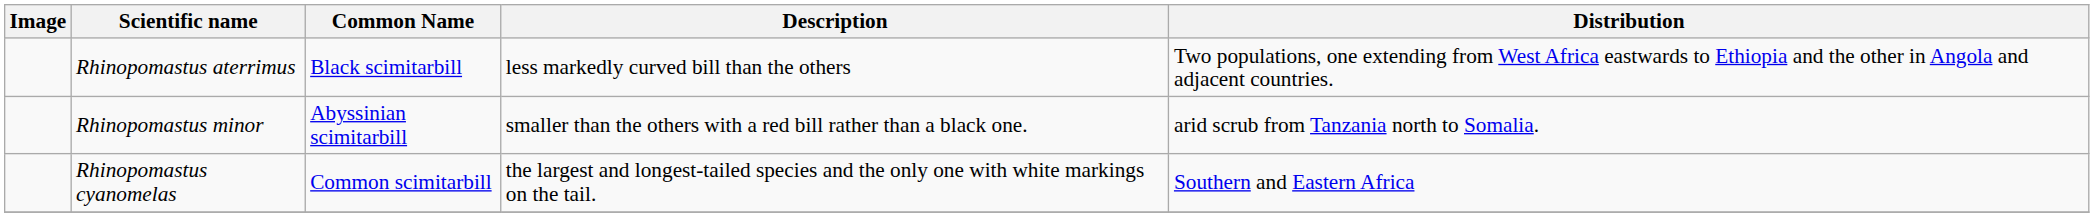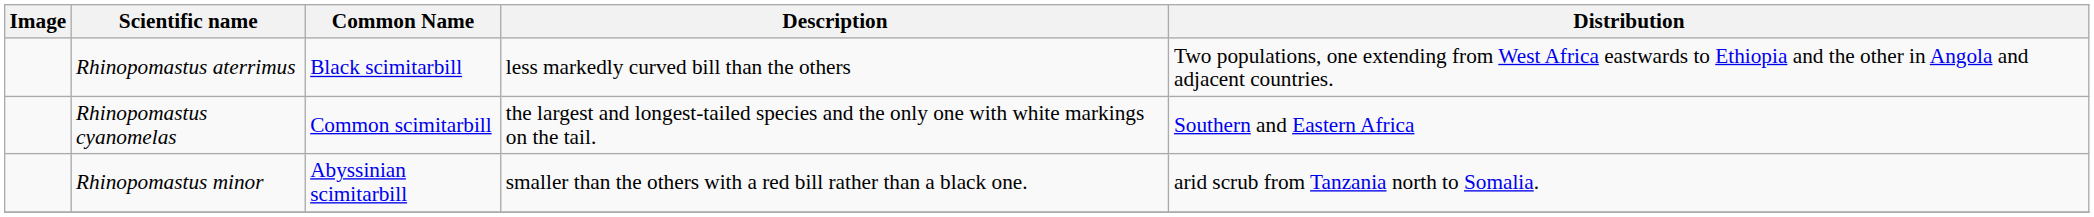rows swapped: (142, 182) <-> (170, 124)
